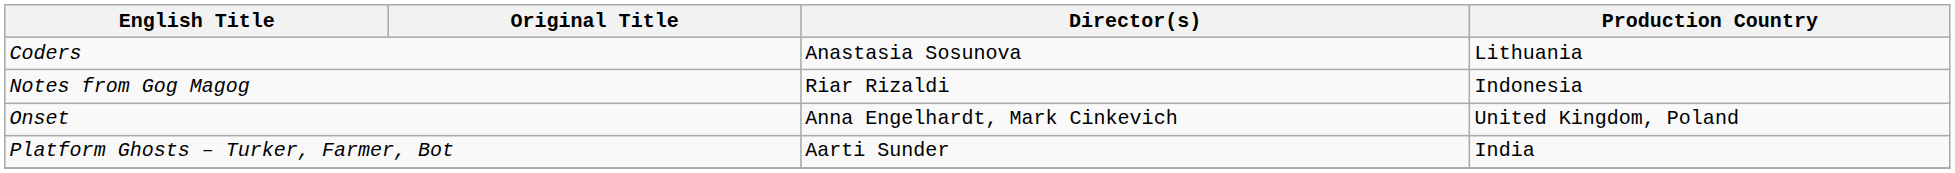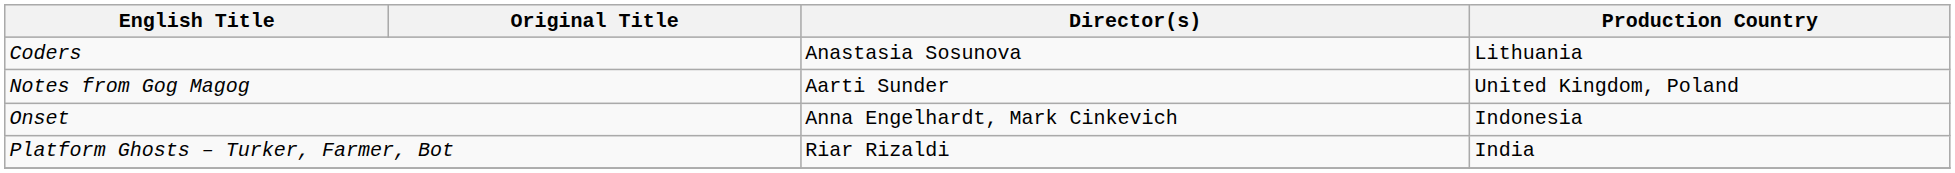(877, 86) Riar Rizaldi -> (877, 86) Aarti Sunder
(1529, 86) Indonesia -> (1607, 86) United Kingdom, Poland
(1607, 119) United Kingdom, Poland -> (1529, 119) Indonesia
(877, 152) Aarti Sunder -> (877, 152) Riar Rizaldi
